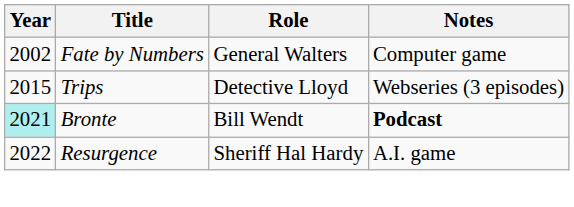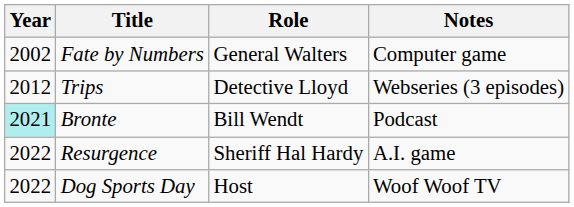(30, 86) 2015 -> (30, 86) 2012
(408, 119) bold -> (405, 119) normal
+ row: (128, 185)
